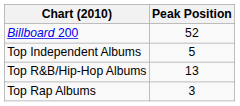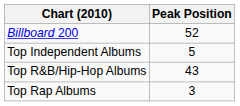(192, 71) 13 -> (192, 71) 43
